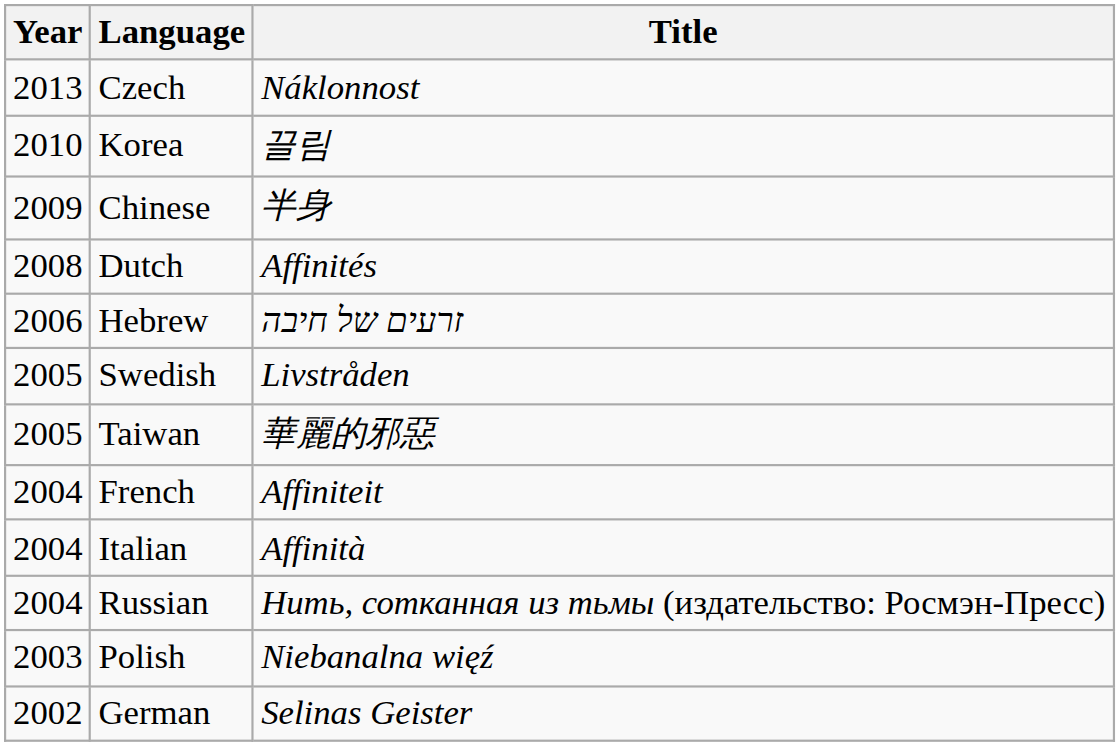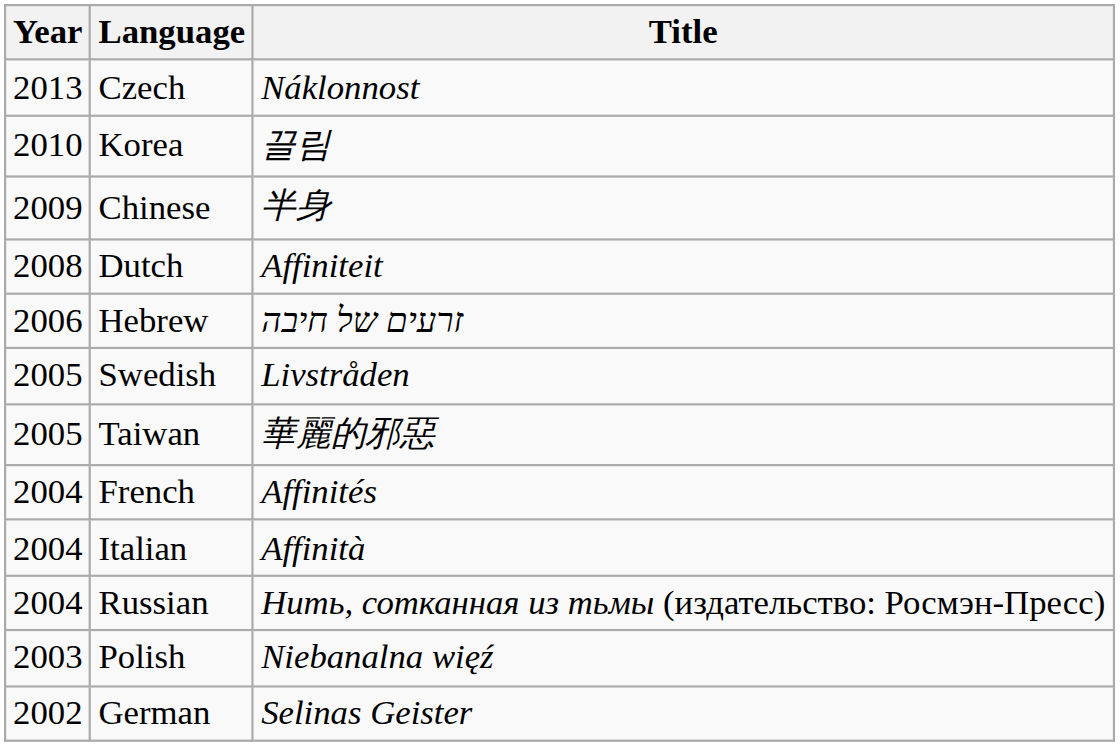(319, 265) Affinités -> (322, 265) Affiniteit
(322, 492) Affiniteit -> (319, 492) Affinités
